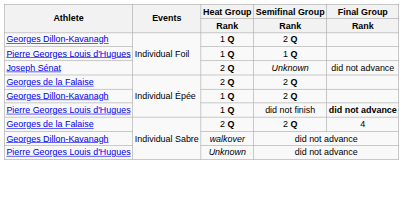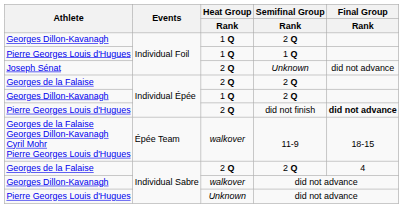(227, 110) 1 Q -> (227, 110) 2 Q
+ row: (69, 139)
